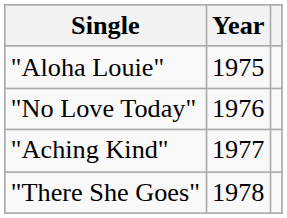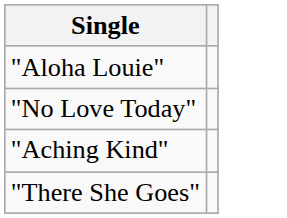- column: (238, 25)
